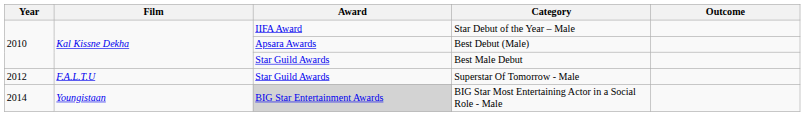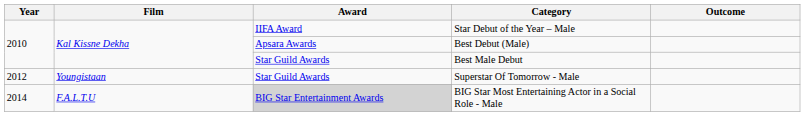(76, 76) F.A.L.T.U -> (81, 76) Youngistaan
(81, 98) Youngistaan -> (76, 98) F.A.L.T.U
